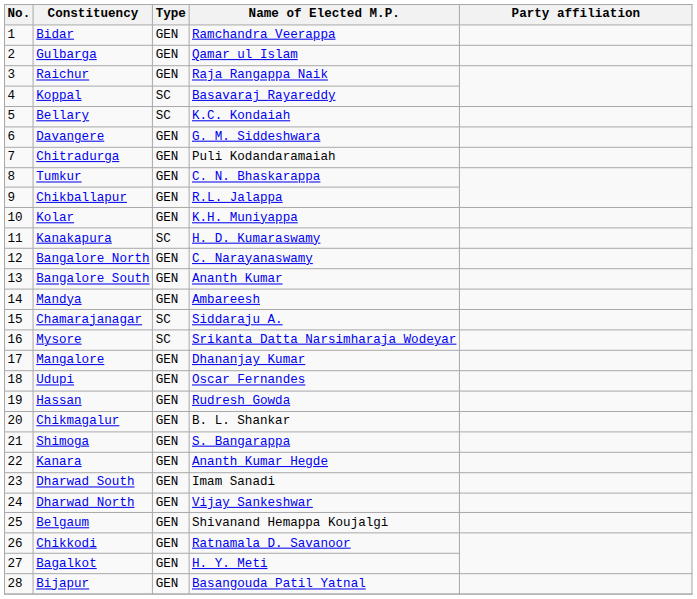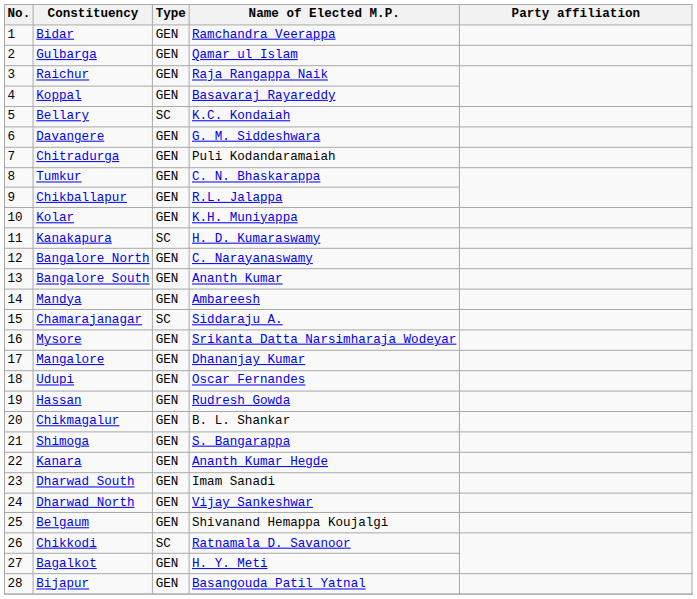(163, 96) SC -> (167, 96) GEN
(163, 340) SC -> (167, 340) GEN
(167, 544) GEN -> (163, 544) SC
